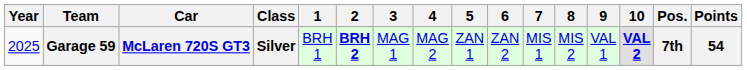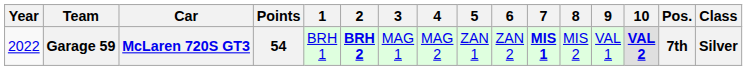columns swapped: (276, 15) <-> (716, 15)
(24, 46) 2025 -> (24, 46) 2022
(539, 46) normal -> (544, 46) bold
